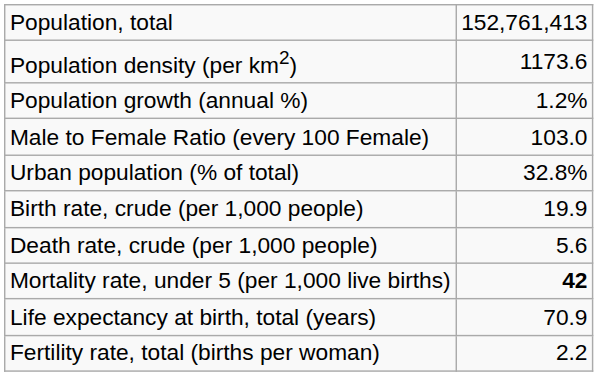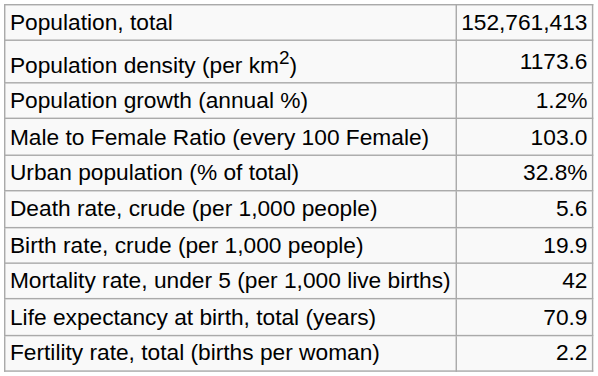rows swapped: (187, 208) <-> (194, 244)
(575, 280) bold -> (575, 280) normal
